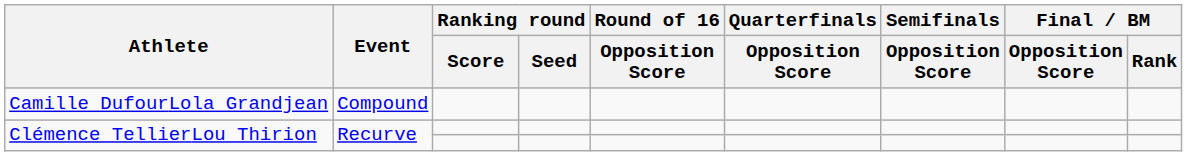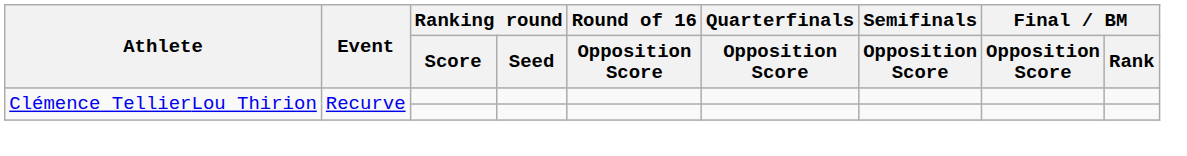- row: (169, 104)
